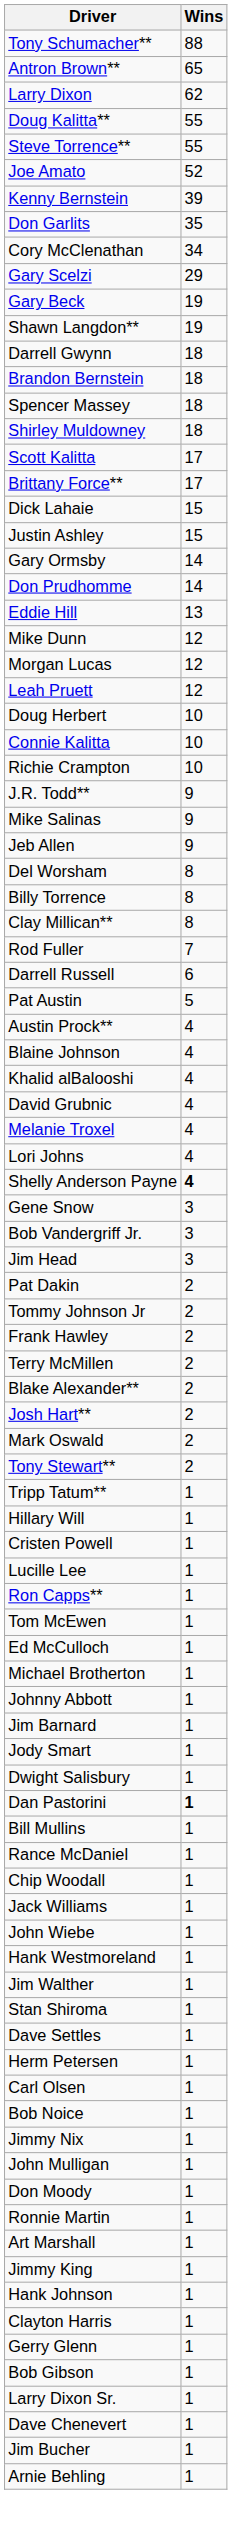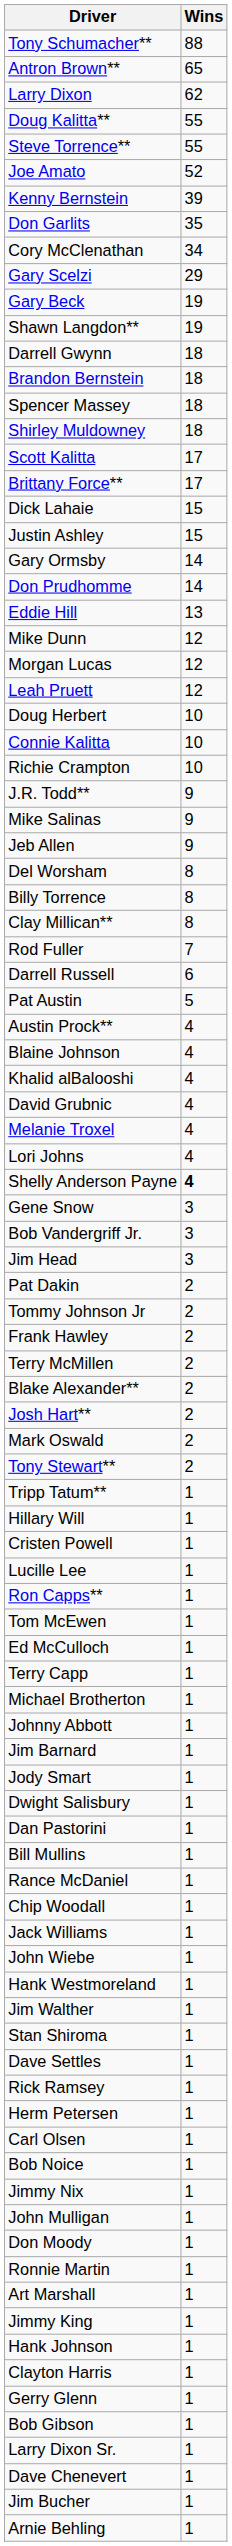+ row: (48, 1673)
(189, 1803) bold -> (189, 1829) normal
+ row: (56, 2088)
